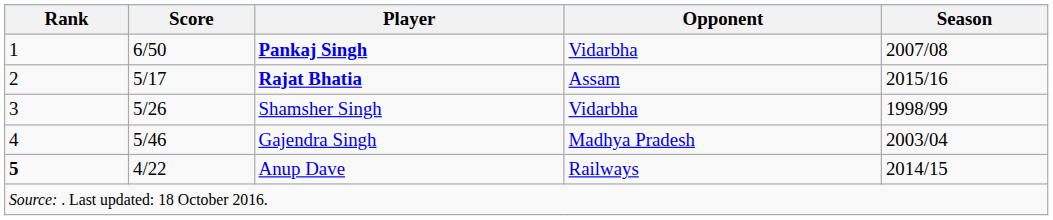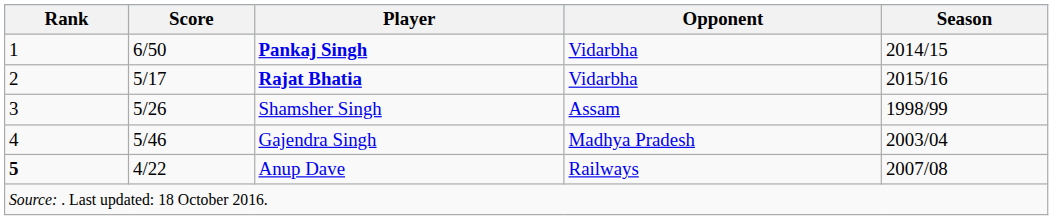(917, 49) 2007/08 -> (917, 49) 2014/15
(594, 79) Assam -> (603, 79) Vidarbha
(603, 109) Vidarbha -> (594, 109) Assam
(917, 169) 2014/15 -> (917, 169) 2007/08
